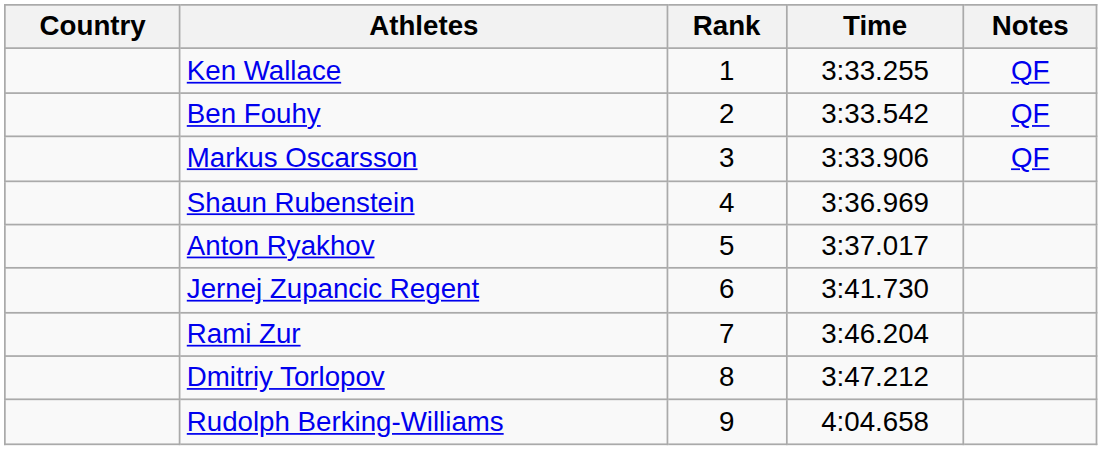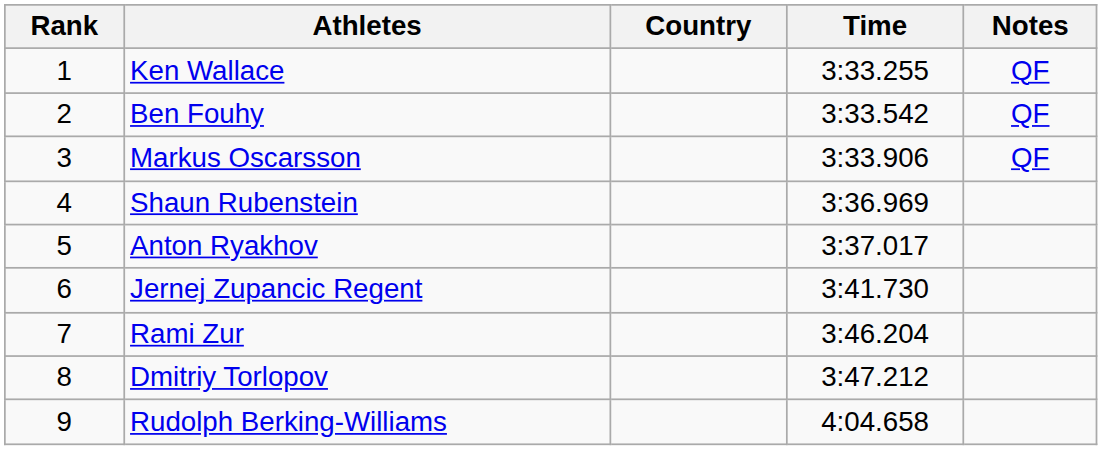columns swapped: (727, 26) <-> (93, 26)
